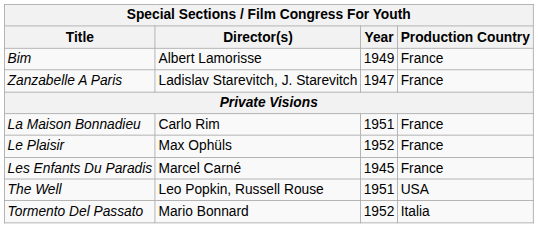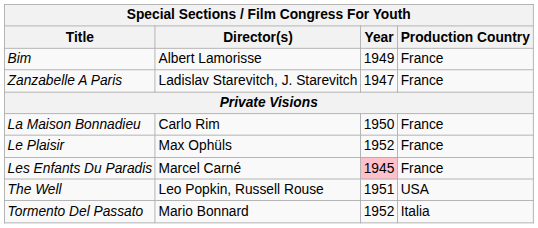(379, 124) 1951 -> (379, 124) 1950
(379, 168) no background -> (379, 168) pink background
